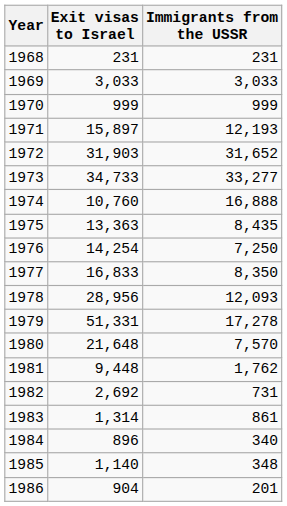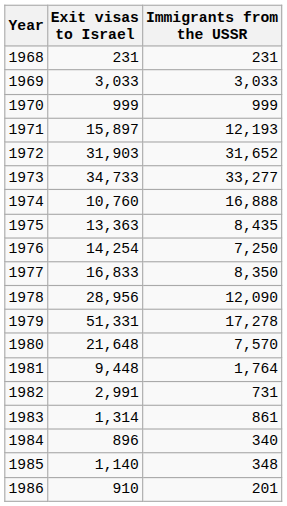(252, 298) 12,093 -> (252, 298) 12,090
(256, 369) 1,762 -> (256, 369) 1,764
(117, 393) 2,692 -> (117, 393) 2,991
(126, 489) 904 -> (126, 489) 910
